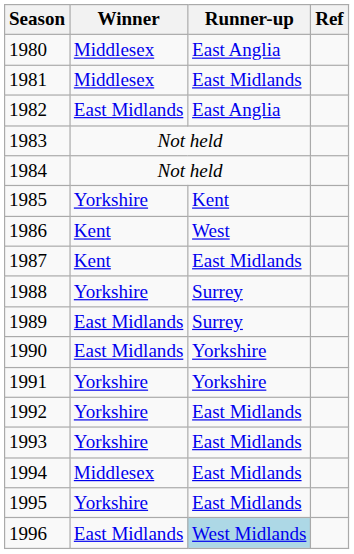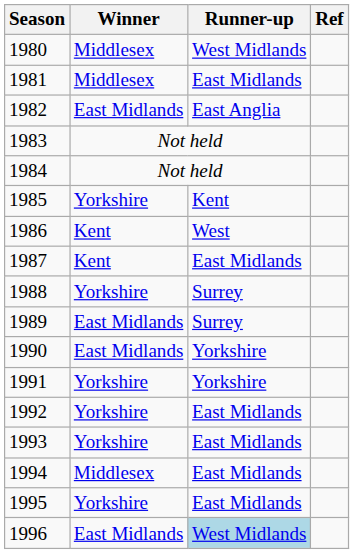(236, 49) East Anglia -> (249, 49) West Midlands
